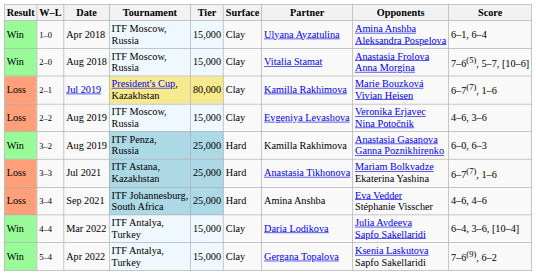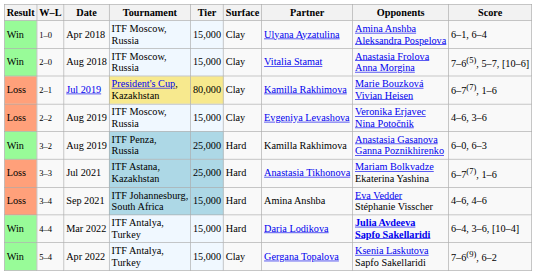(207, 201) 25,000 -> (207, 201) 15,000
(235, 228) Clay -> (236, 228) Hard
(390, 228) normal -> (393, 228) bold
